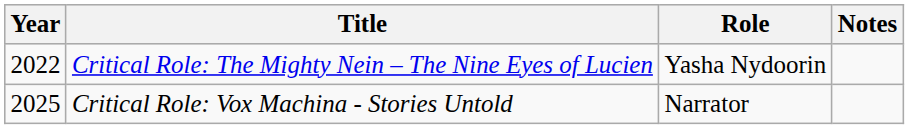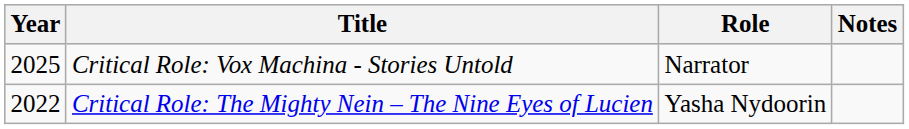rows swapped: (362, 63) <-> (292, 103)
